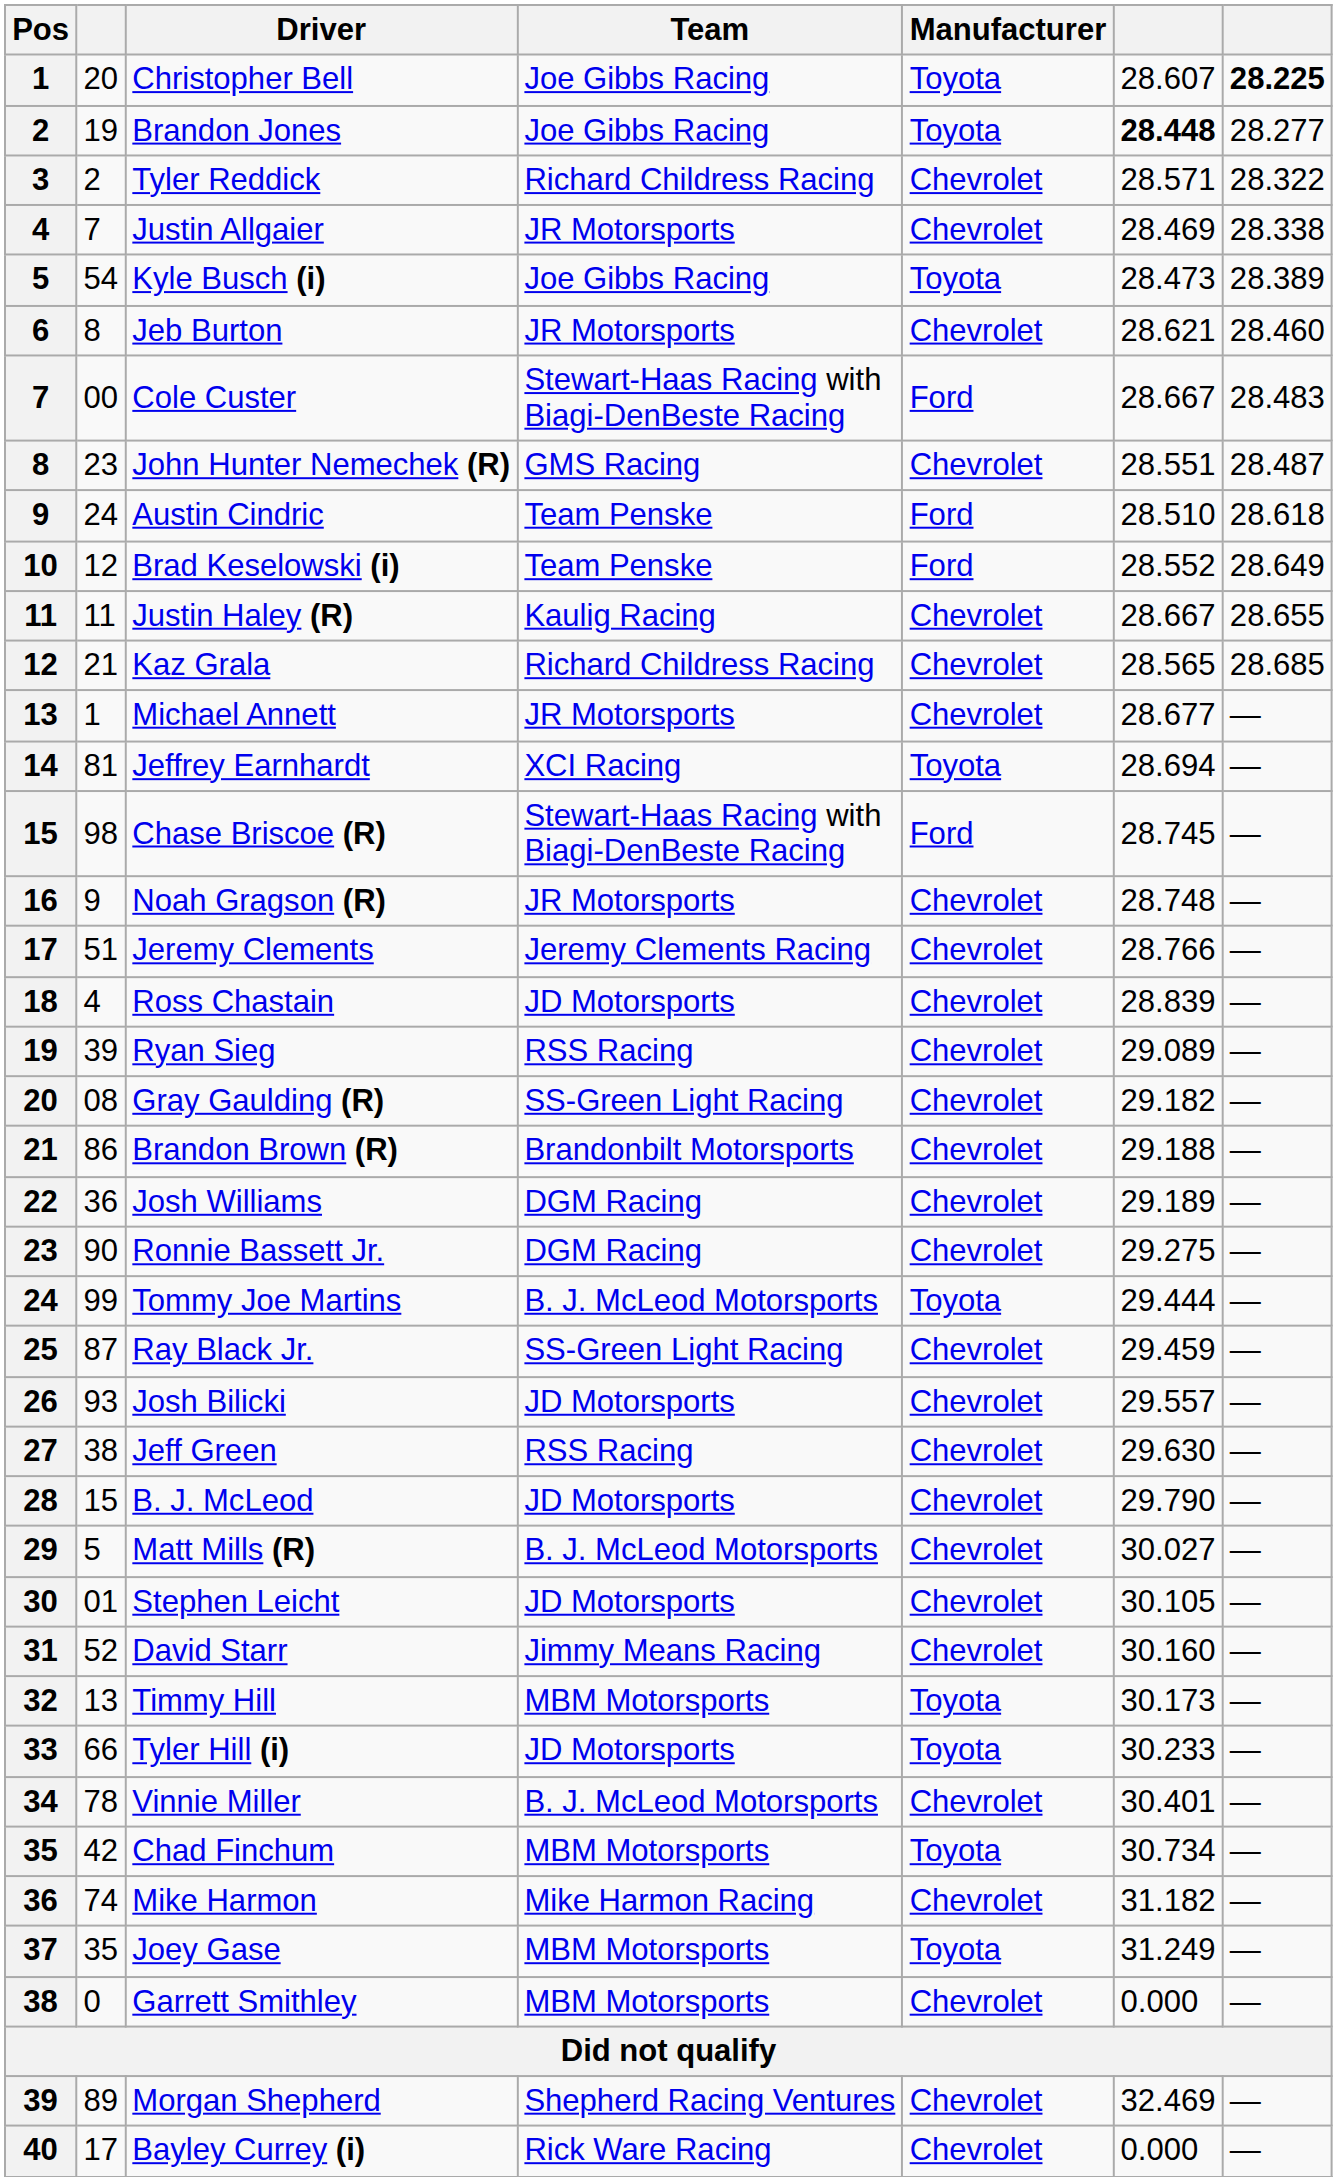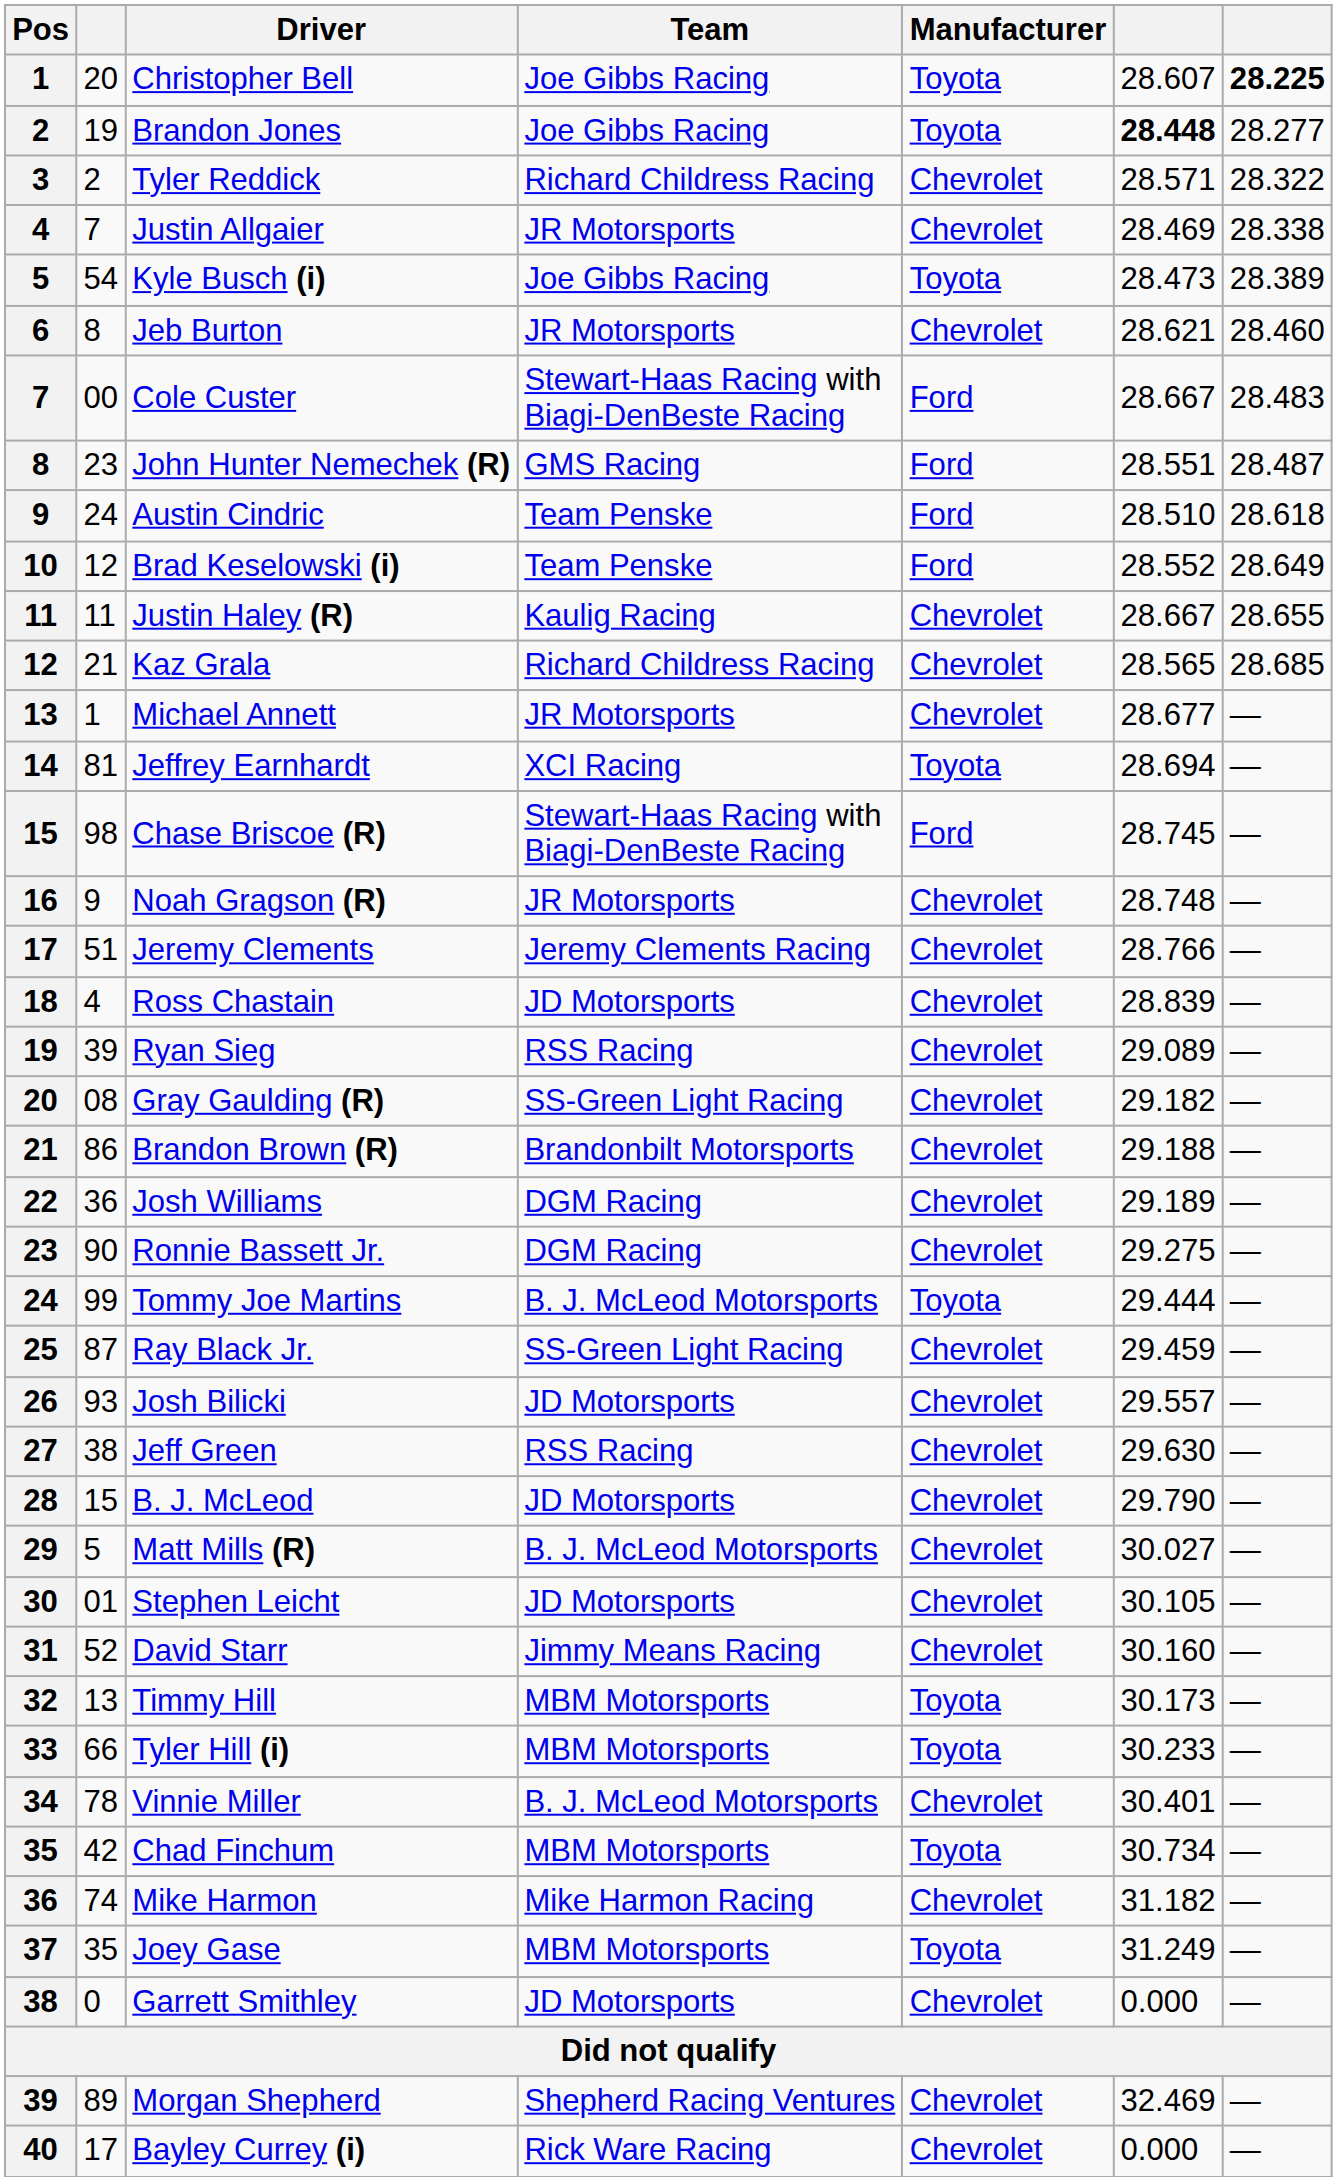(976, 464) Chevrolet -> (942, 464) Ford
(630, 1750) JD Motorsports -> (647, 1750) MBM Motorsports
(647, 2000) MBM Motorsports -> (630, 2000) JD Motorsports
